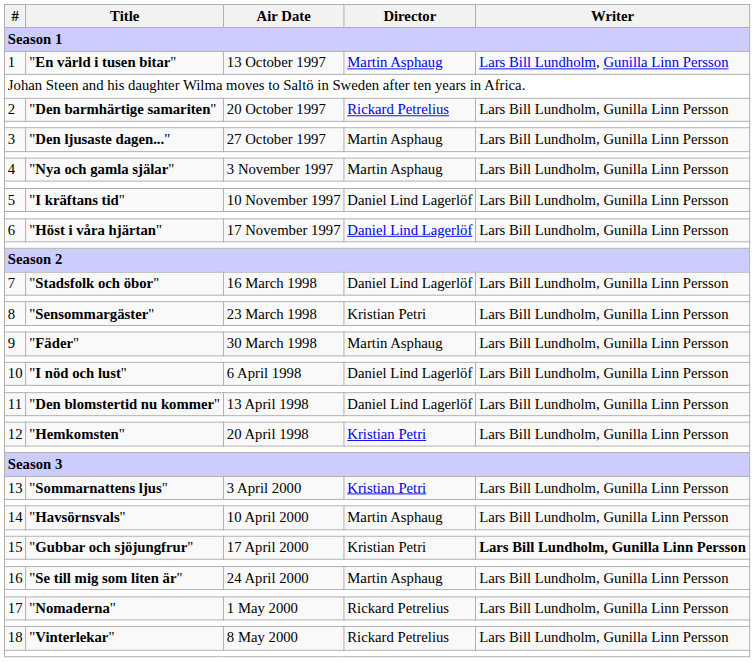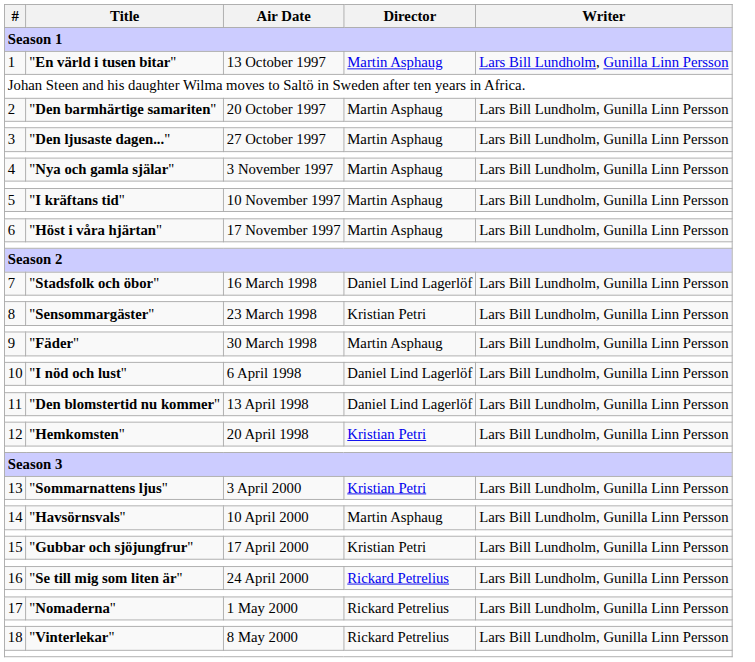(398, 109) Rickard Petrelius -> (395, 109) Martin Asphaug
(410, 199) Daniel Lind Lagerlöf -> (395, 199) Martin Asphaug
(410, 230) Daniel Lind Lagerlöf -> (395, 230) Martin Asphaug
(612, 547) bold -> (604, 547) normal
(395, 578) Martin Asphaug -> (398, 578) Rickard Petrelius
